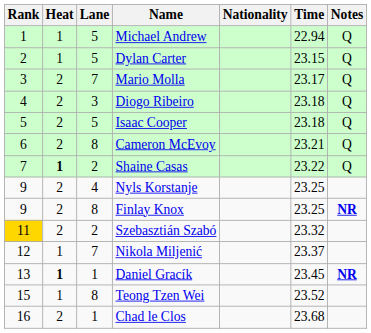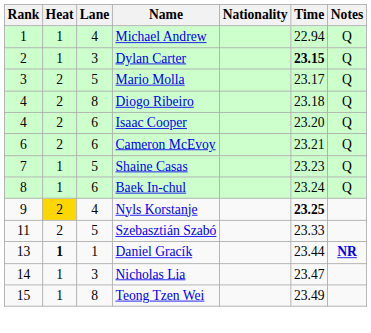(95, 36) 5 -> (95, 36) 4
(95, 58) 5 -> (95, 58) 3
(309, 58) normal -> (309, 58) bold
(95, 79) 7 -> (95, 79) 5
(95, 101) 3 -> (95, 101) 8
(23, 123) 5 -> (23, 123) 4
(95, 123) 5 -> (95, 123) 6
(309, 123) 23.18 -> (309, 123) 23.20
(95, 144) 8 -> (95, 144) 6
(60, 166) bold -> (60, 166) normal
(95, 166) 2 -> (95, 166) 5
(309, 166) 23.22 -> (309, 166) 23.23
+ row: (151, 187)
(60, 187) no background -> (60, 209) gold background
(309, 187) normal -> (309, 209) bold
- row: (150, 209)
(23, 230) gold background -> (23, 230) no background
(95, 230) 2 -> (95, 230) 5
(309, 230) 23.32 -> (309, 230) 23.33
- row: (159, 252)
(309, 274) 23.45 -> (309, 252) 23.44
+ row: (150, 274)
(309, 295) 23.52 -> (309, 295) 23.49
- row: (151, 317)
